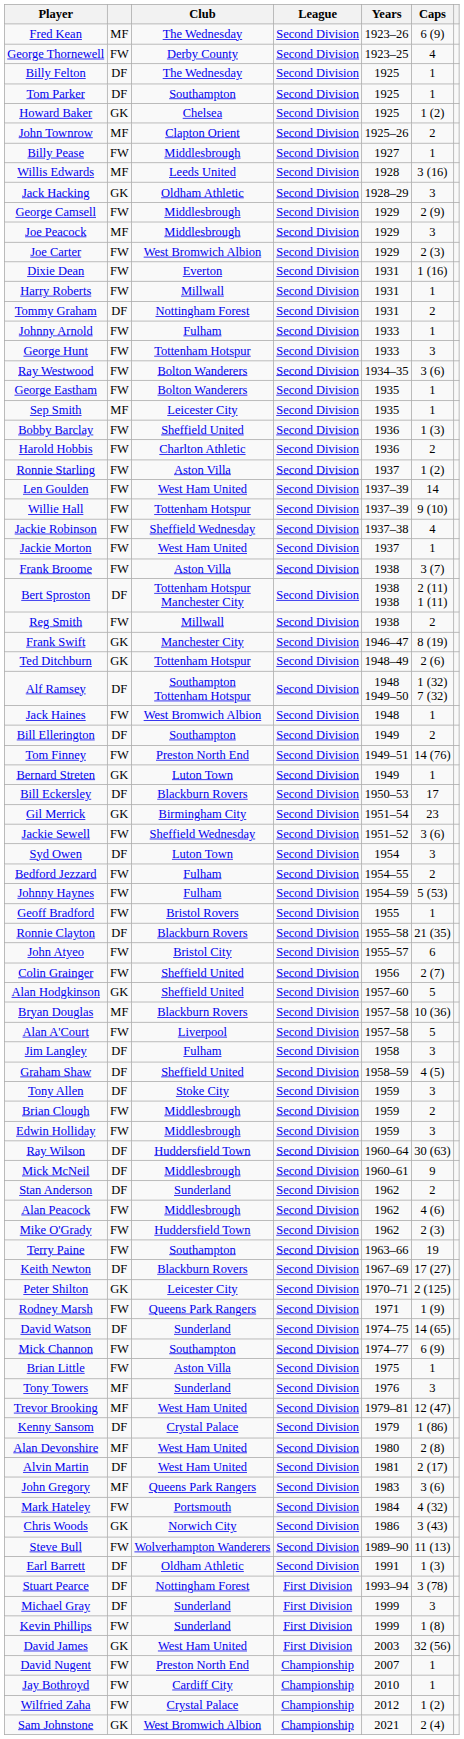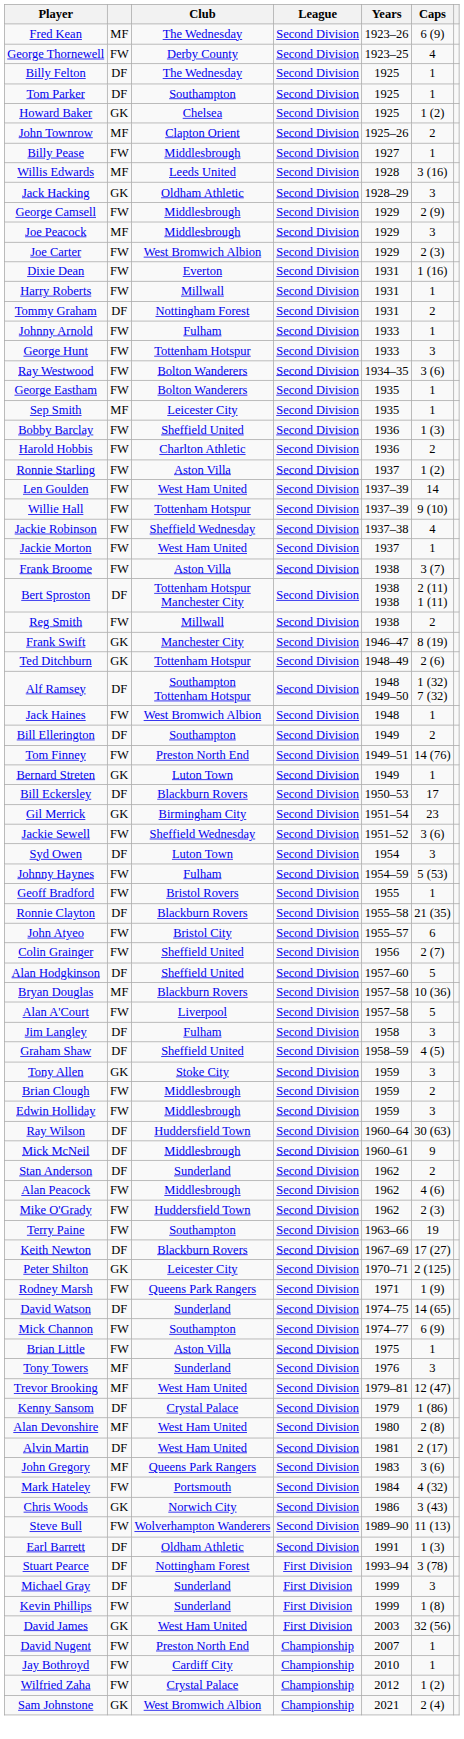- row: (56, 873)
(119, 992) GK -> (119, 972) DF
(119, 1091) DF -> (119, 1071) GK
